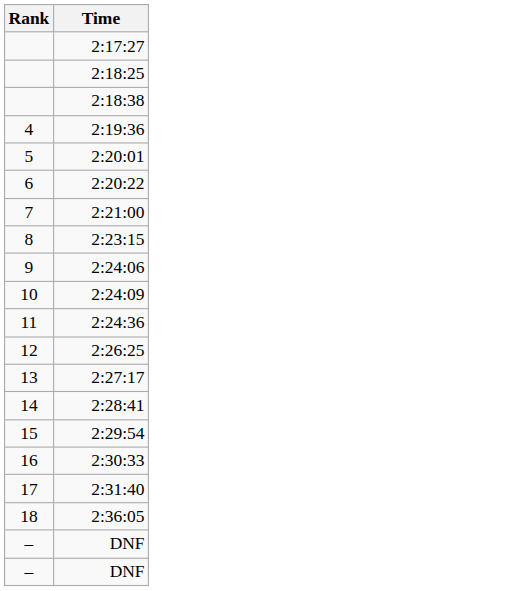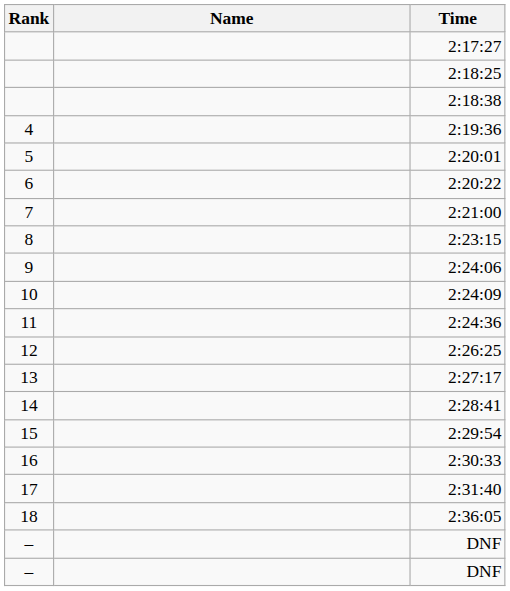+ column: (232, 18)
